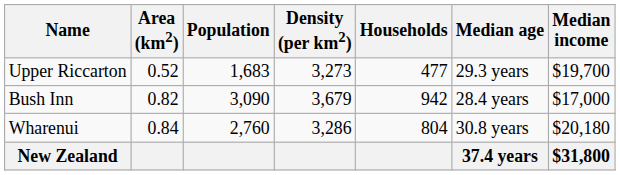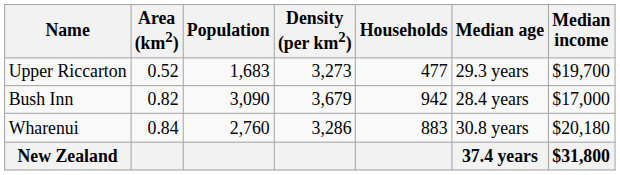(434, 127) 804 -> (434, 127) 883
